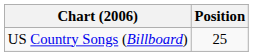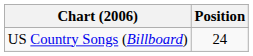(220, 39) 25 -> (220, 39) 24
